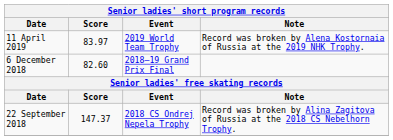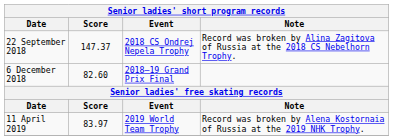rows swapped: (26, 42) <-> (36, 119)
